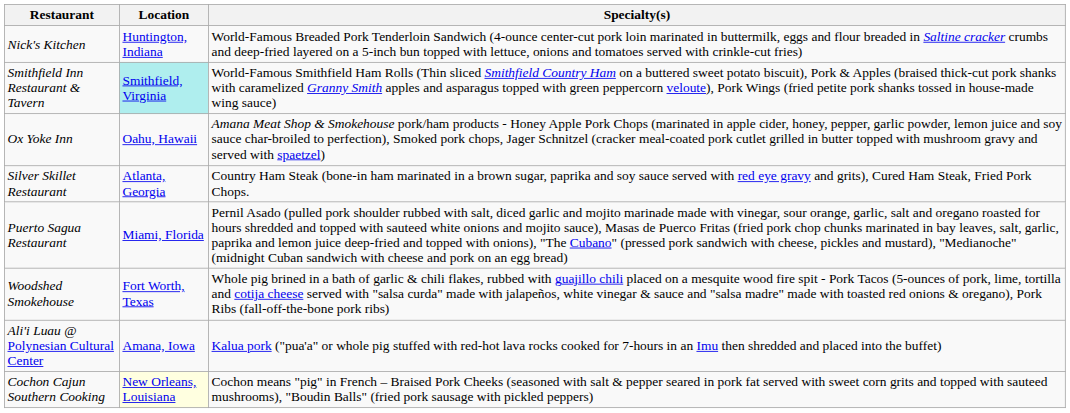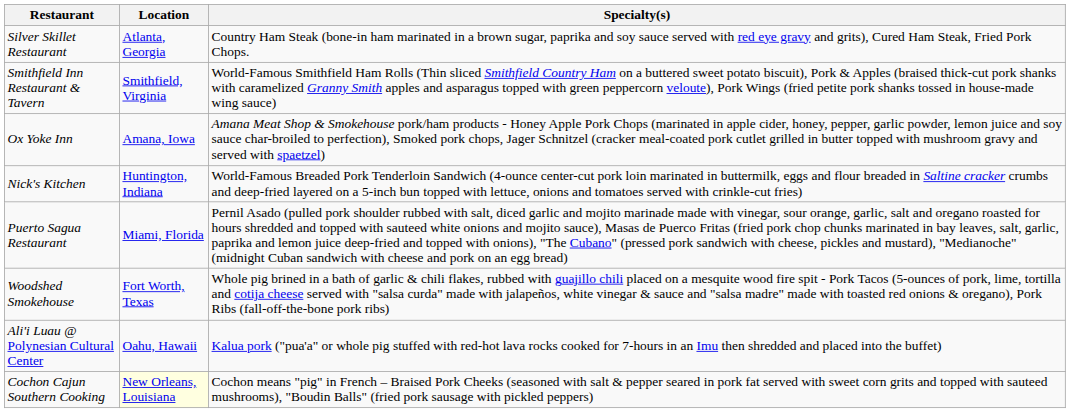rows swapped: (42, 183) <-> (46, 44)
(153, 88) paleturquoise background -> (153, 88) no background
(160, 139) Oahu, Hawaii -> (159, 139) Amana, Iowa
(159, 345) Amana, Iowa -> (160, 345) Oahu, Hawaii
